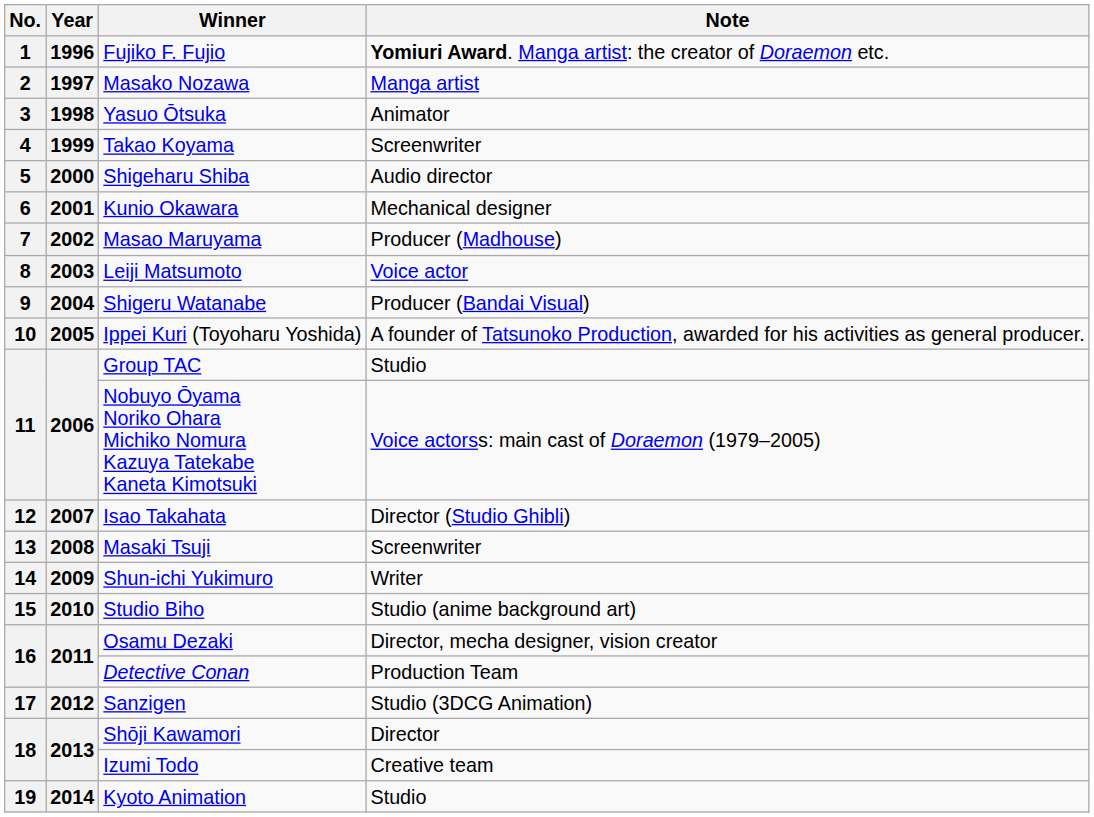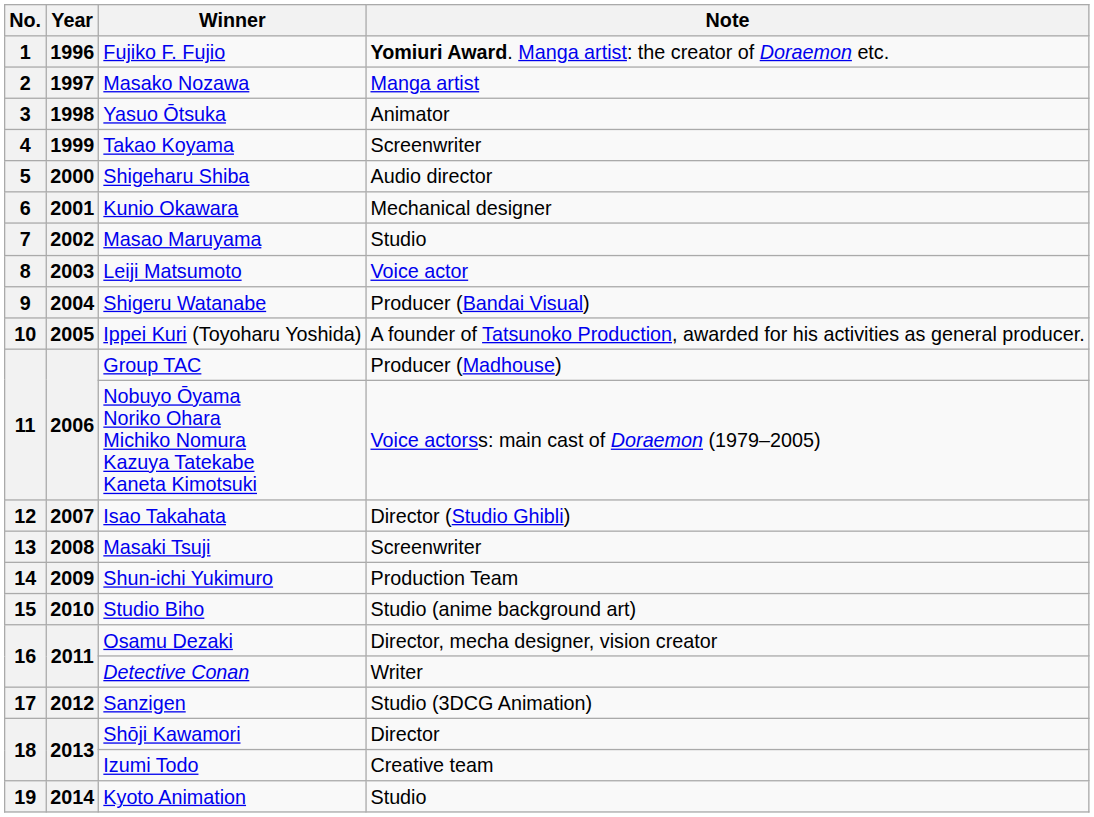(466, 239) Producer (Madhouse) -> (398, 239) Studio
(398, 365) Studio -> (466, 365) Producer (Madhouse)
(397, 578) Writer -> (444, 578) Production Team
(444, 672) Production Team -> (397, 672) Writer
